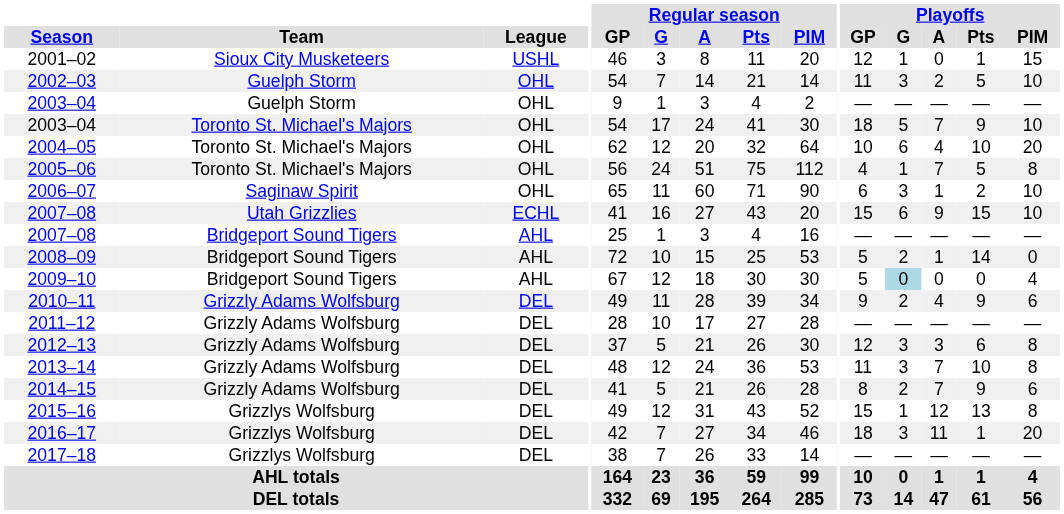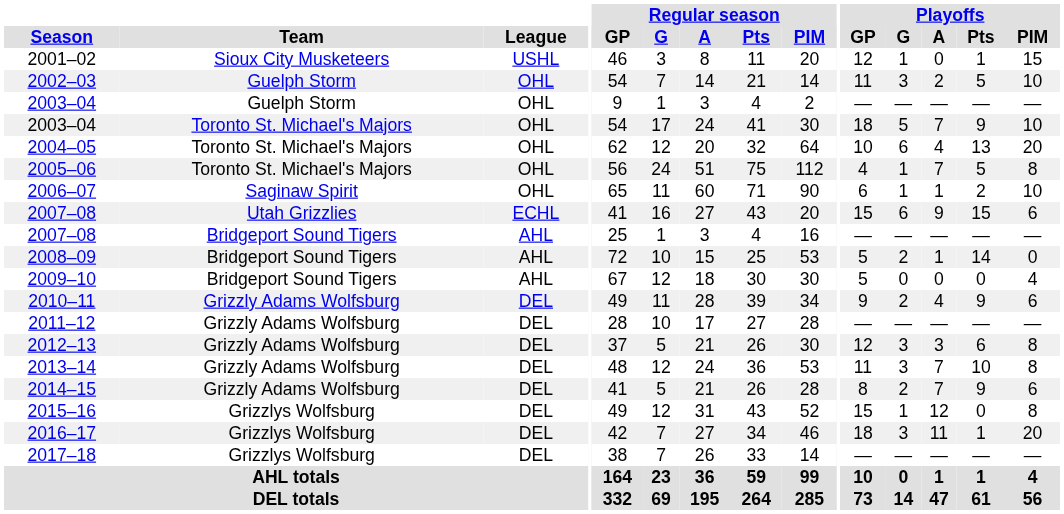(981, 146) 10 -> (981, 146) 13
(903, 190) 3 -> (903, 190) 1
(1033, 212) 10 -> (1033, 212) 6
(903, 278) lightblue background -> (903, 278) no background
(981, 410) 13 -> (981, 410) 0
